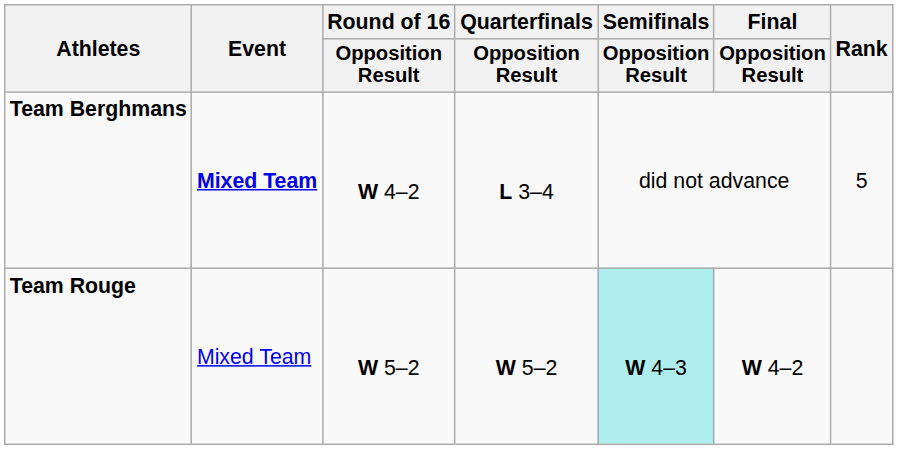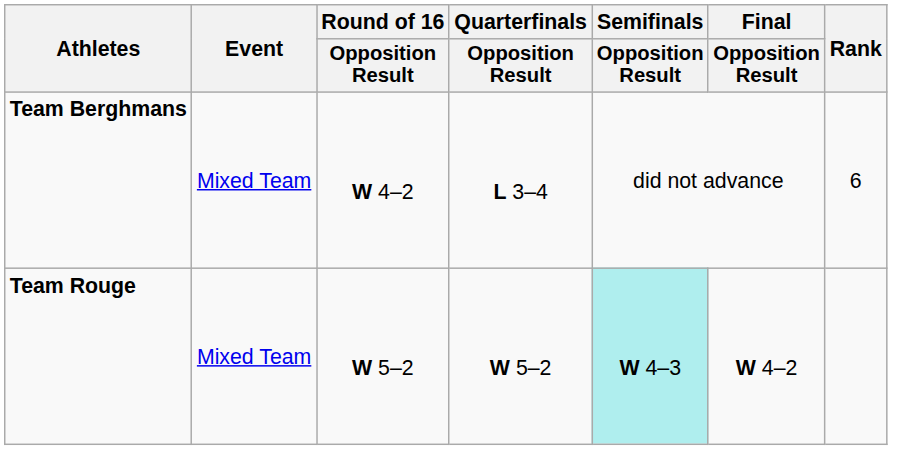(257, 181) bold -> (254, 181) normal
(862, 181) 5 -> (856, 181) 6
